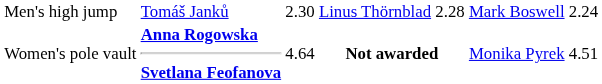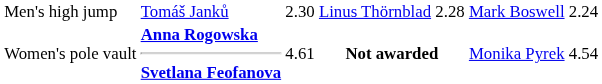(300, 53) 4.64 -> (300, 53) 4.61
(583, 53) 4.51 -> (583, 53) 4.54
